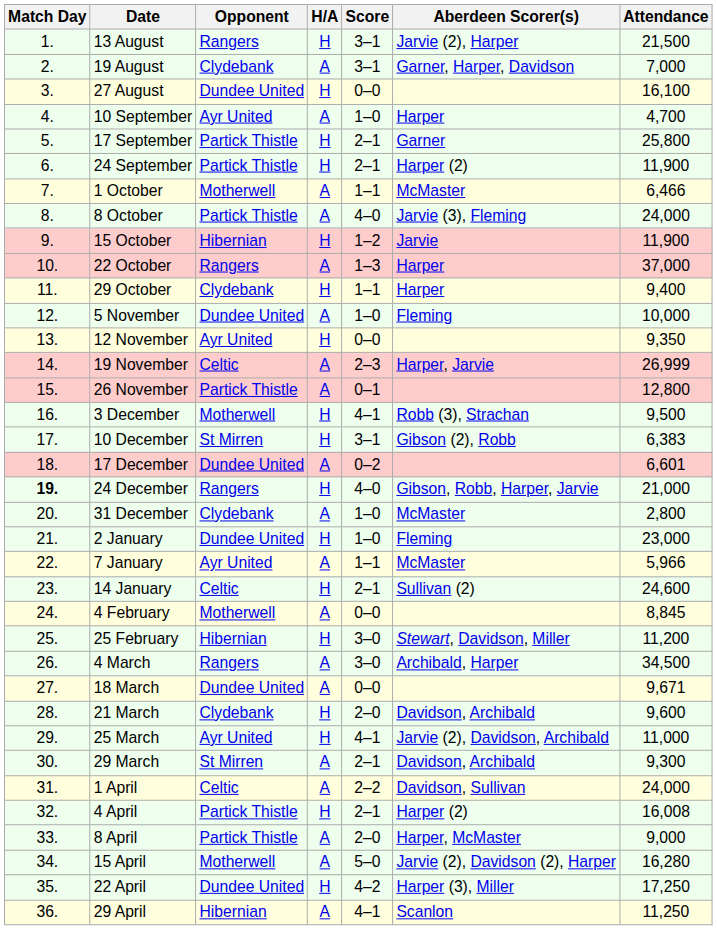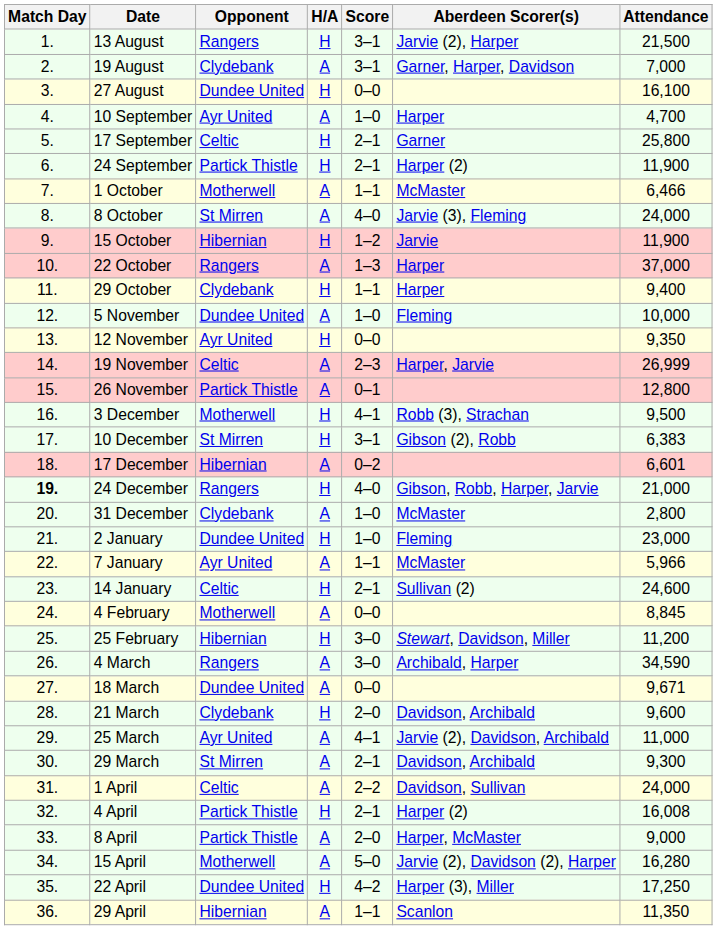(249, 141) Partick Thistle -> (219, 141) Celtic
(249, 215) Partick Thistle -> (231, 215) St Mirren
(252, 464) Dundee United -> (233, 464) Hibernian
(666, 663) 34,500 -> (666, 663) 34,590
(325, 738) H -> (325, 738) A
(367, 912) 4–1 -> (367, 912) 1–1
(666, 912) 11,250 -> (666, 912) 11,350
